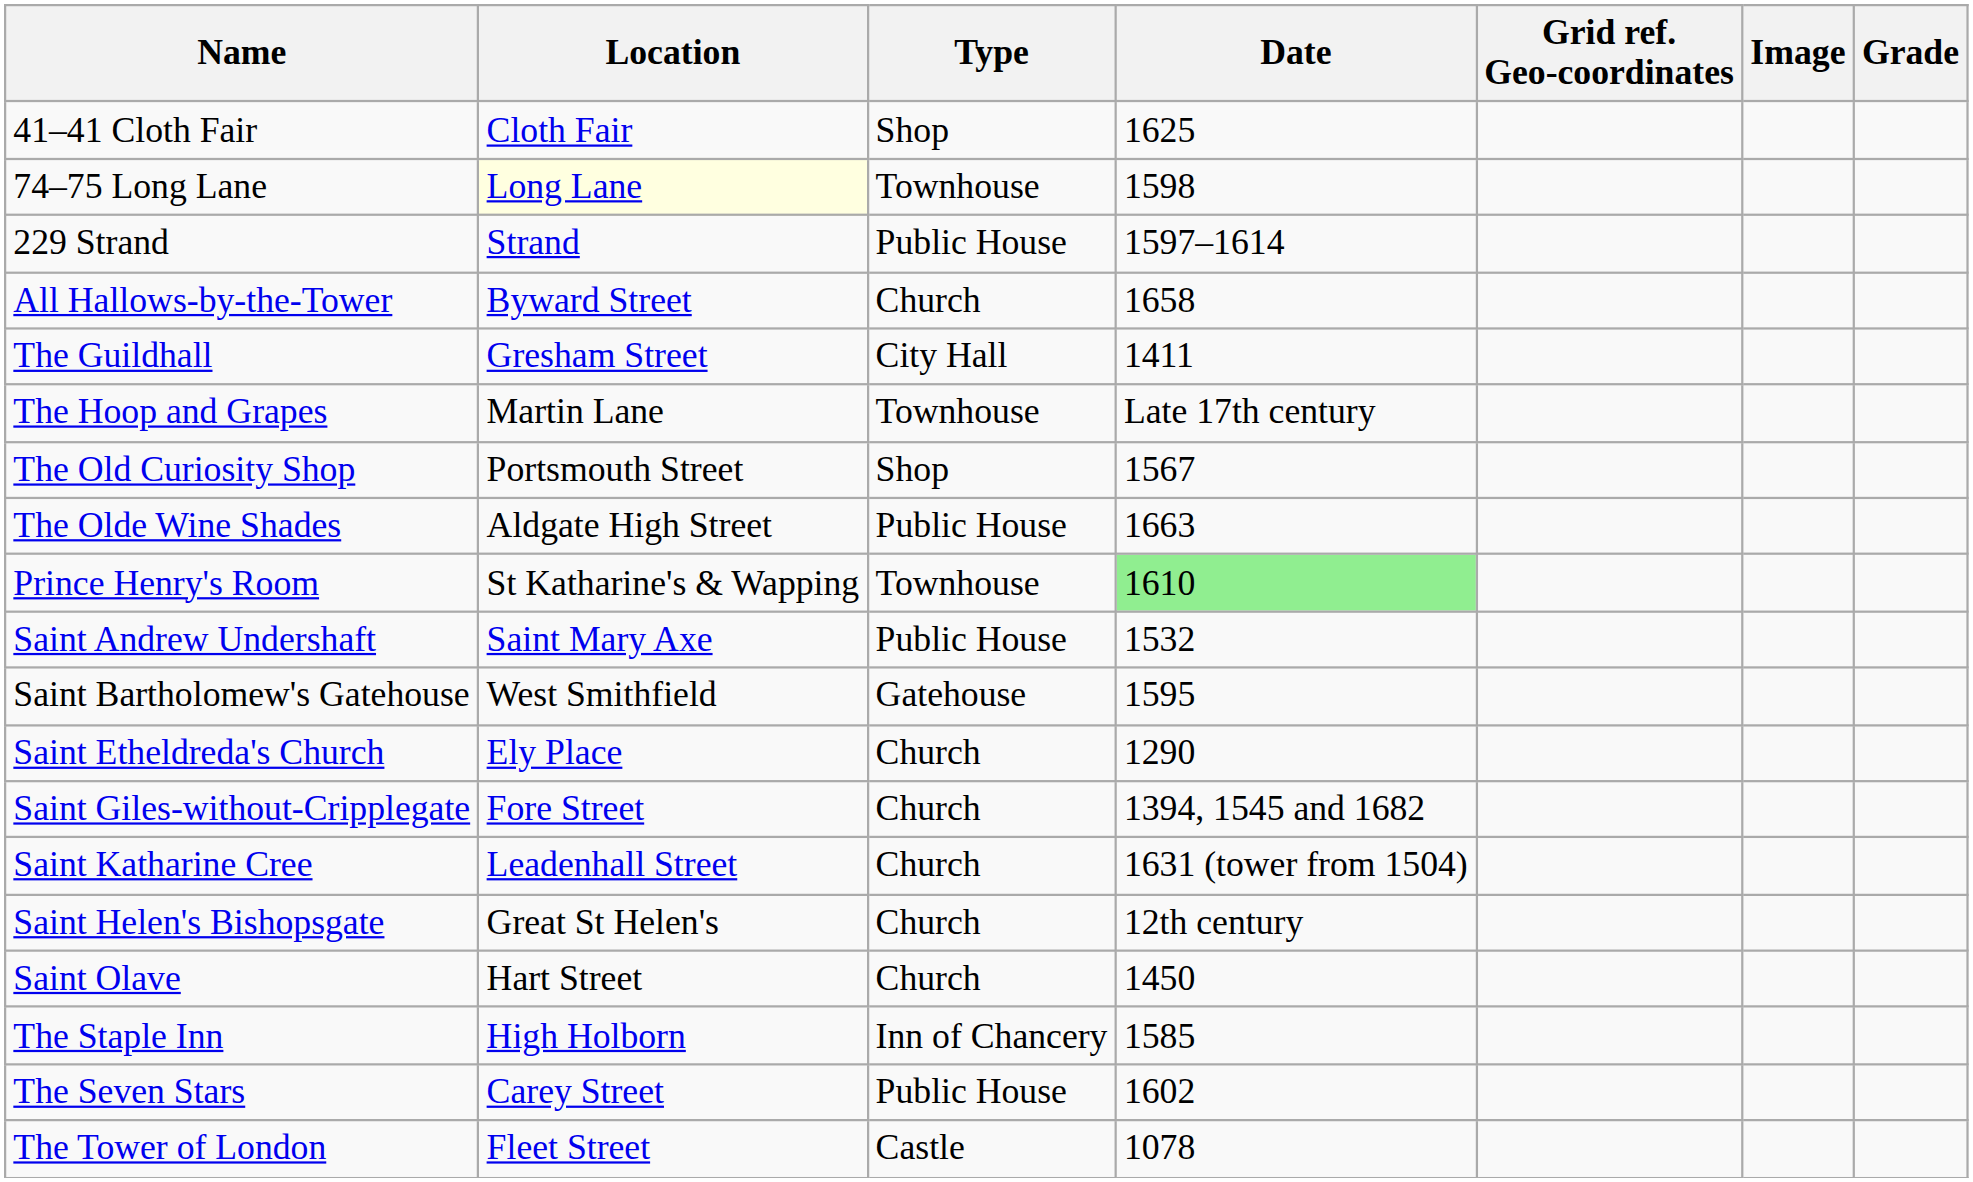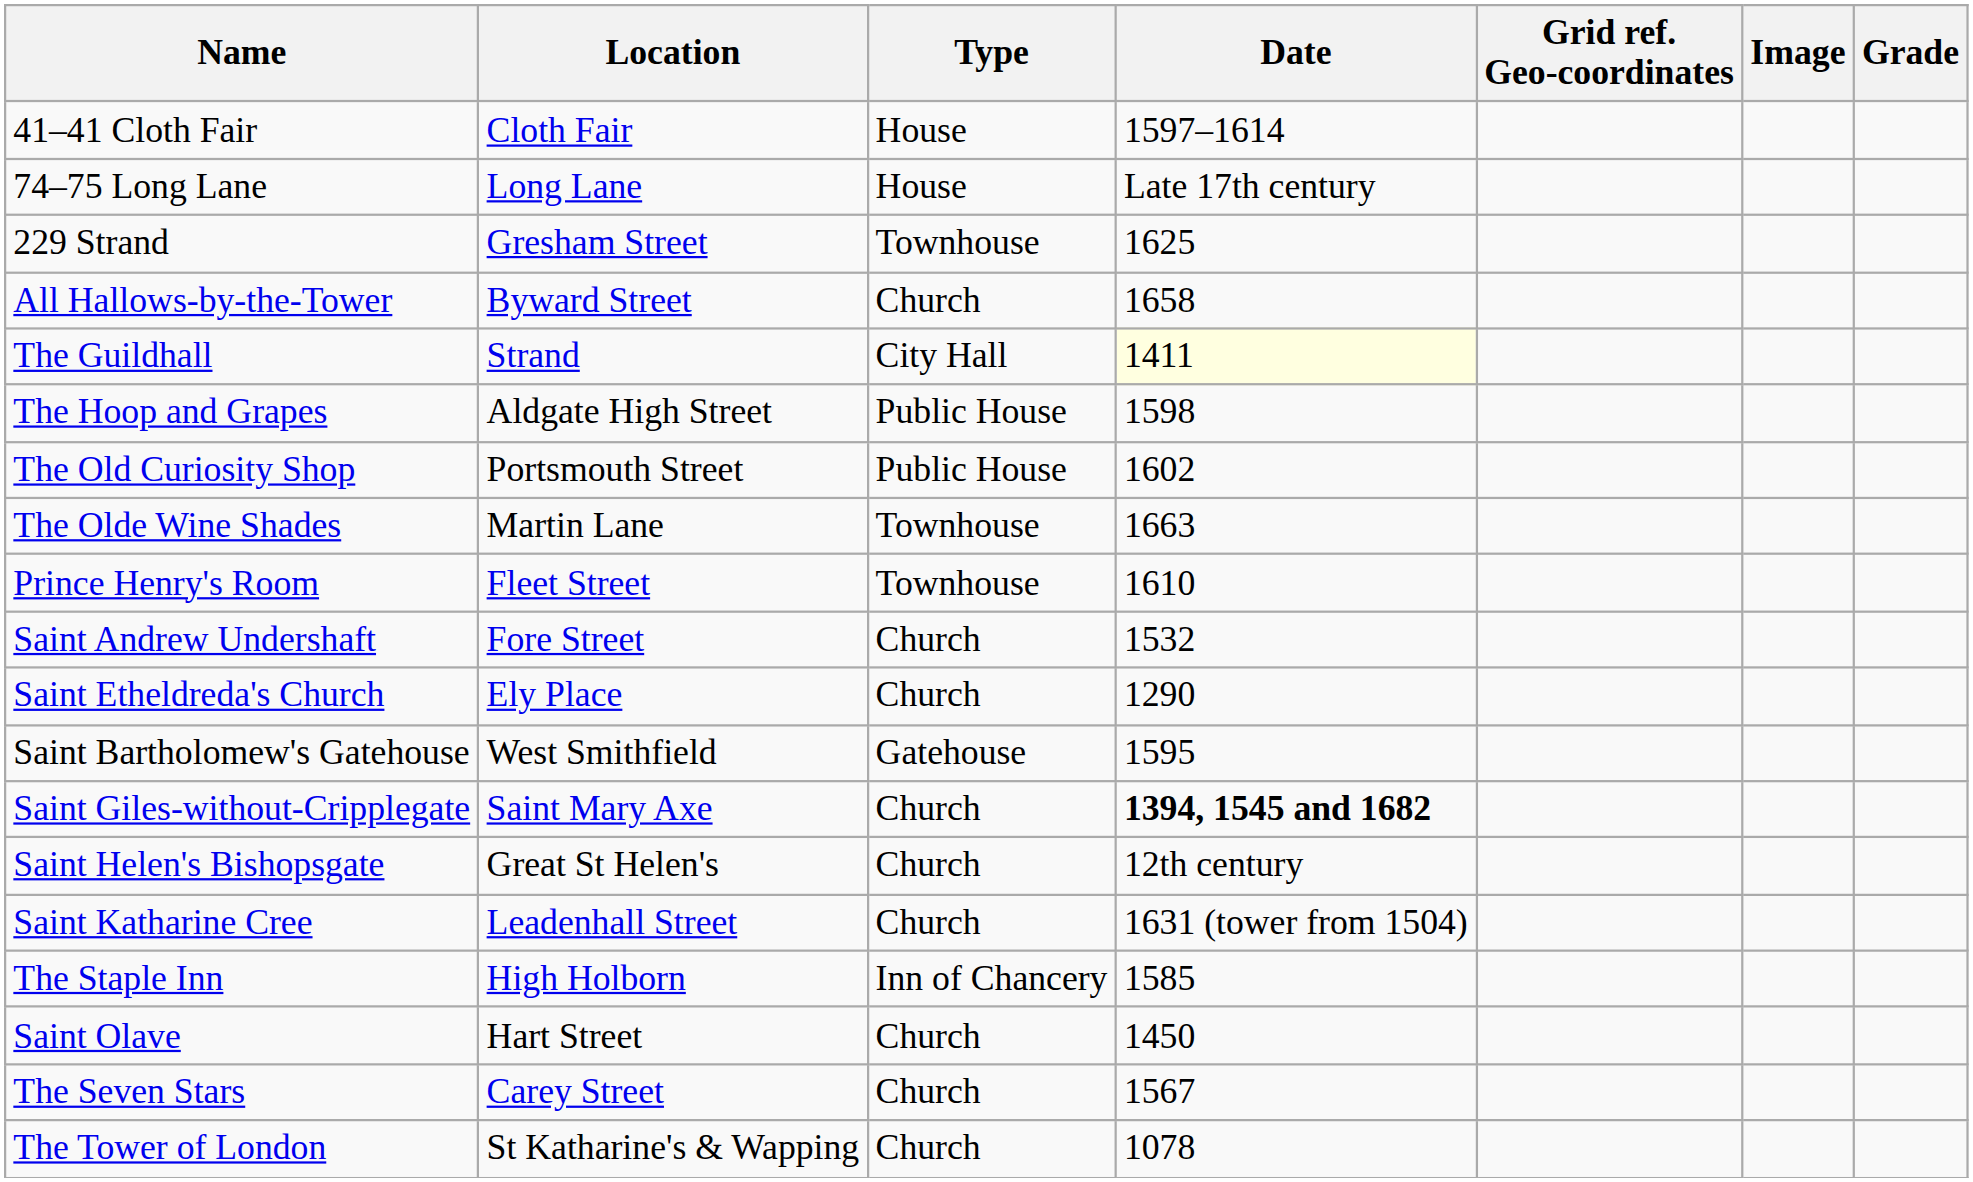(912, 129) Shop -> (921, 129) House
(1160, 129) 1625 -> (1204, 129) 1597–1614
(564, 186) lightyellow background -> (564, 186) no background
(958, 186) Townhouse -> (921, 186) House
(1160, 186) 1598 -> (1250, 186) Late 17th century
(533, 242) Strand -> (597, 242) Gresham Street
(971, 242) Public House -> (958, 242) Townhouse
(1204, 242) 1597–1614 -> (1160, 242) 1625
(597, 355) Gresham Street -> (533, 355) Strand
(1159, 355) no background -> (1159, 355) lightyellow background
(575, 412) Martin Lane -> (629, 412) Aldgate High Street
(958, 412) Townhouse -> (971, 412) Public House
(1250, 412) Late 17th century -> (1160, 412) 1598
(912, 469) Shop -> (971, 469) Public House
(1160, 469) 1567 -> (1160, 469) 1602
(629, 525) Aldgate High Street -> (575, 525) Martin Lane
(971, 525) Public House -> (958, 525) Townhouse
(673, 582) St Katharine's & Wapping -> (568, 582) Fleet Street
(1160, 582) lightgreen background -> (1160, 582) no background
(600, 638) Saint Mary Axe -> (565, 638) Fore Street
(971, 638) Public House -> (928, 638) Church
rows swapped: (241, 695) <-> (199, 751)
(565, 808) Fore Street -> (600, 808) Saint Mary Axe
(1275, 808) normal -> (1278, 808) bold
rows swapped: (199, 921) <-> (163, 865)
rows swapped: (97, 978) <-> (118, 1034)
(971, 1091) Public House -> (928, 1091) Church
(1160, 1091) 1602 -> (1160, 1091) 1567
(568, 1148) Fleet Street -> (673, 1148) St Katharine's & Wapping
(920, 1148) Castle -> (928, 1148) Church
